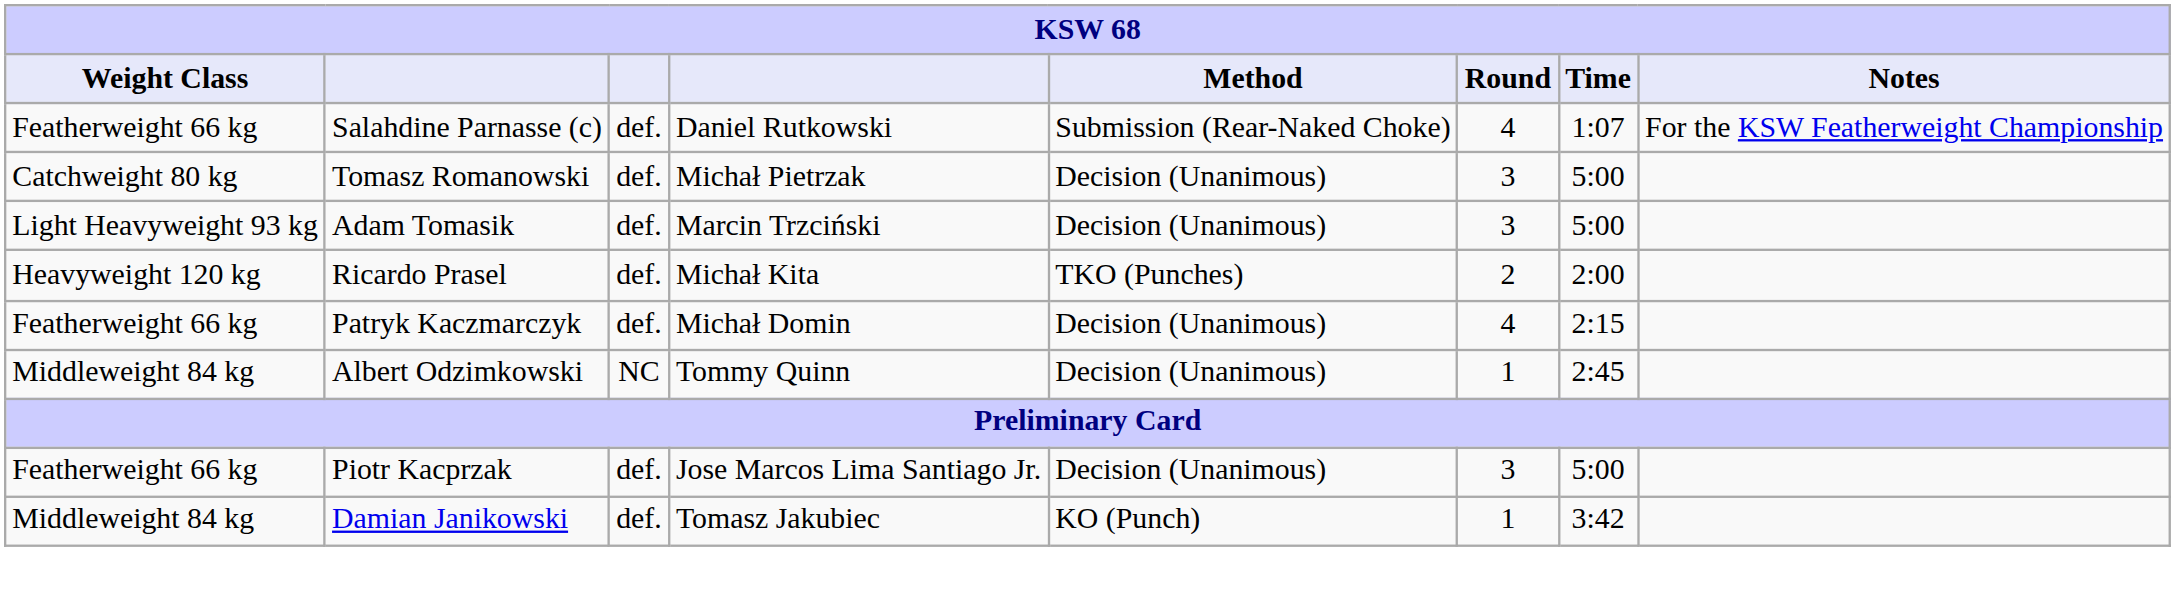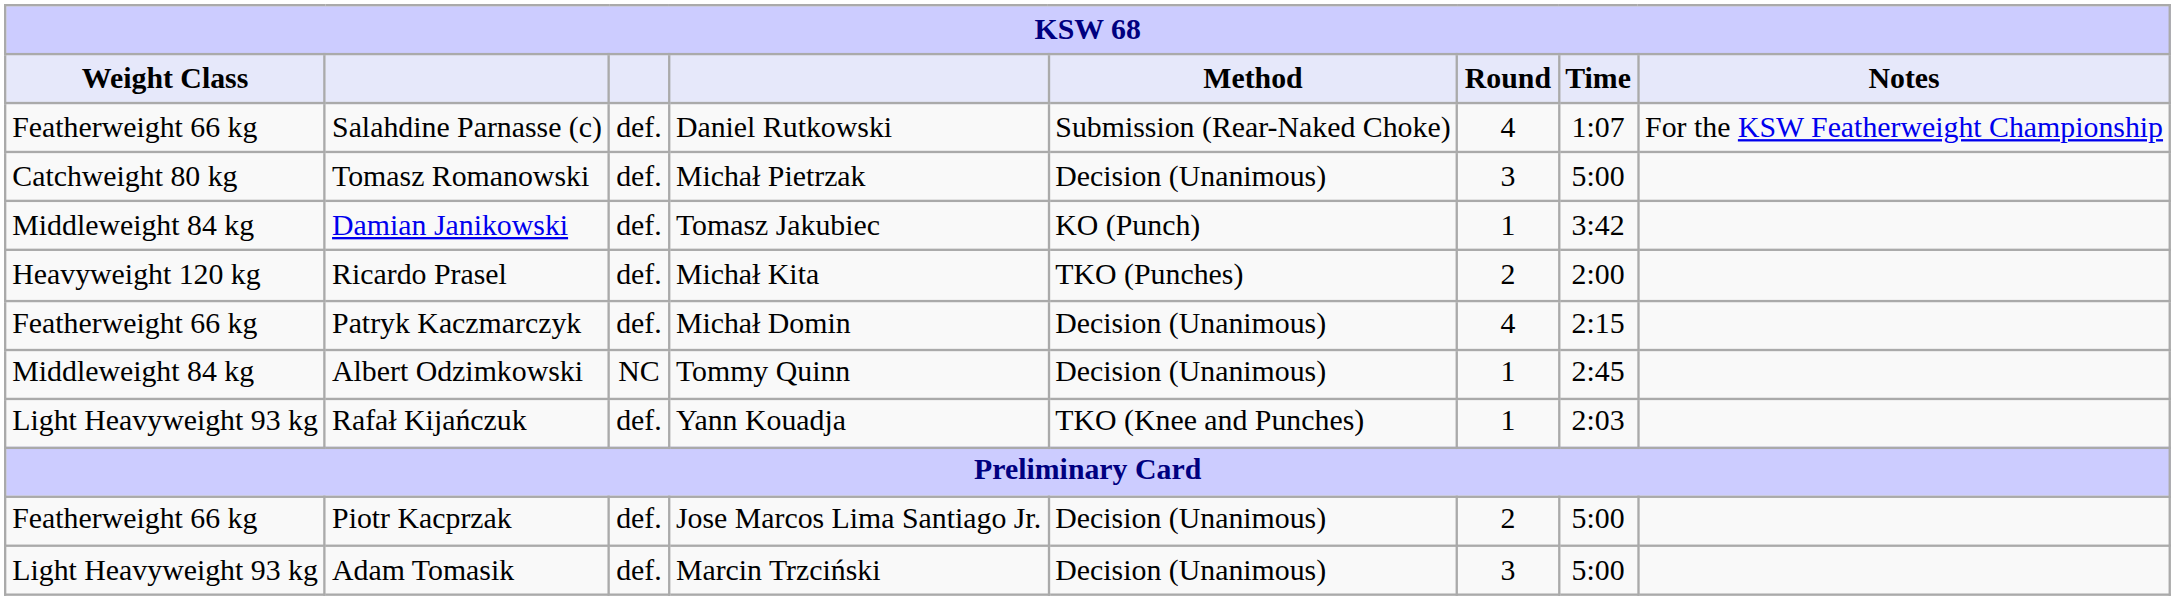rows swapped: (450, 520) <-> (423, 225)
+ row: (429, 422)
(1508, 471) 3 -> (1508, 520) 2
